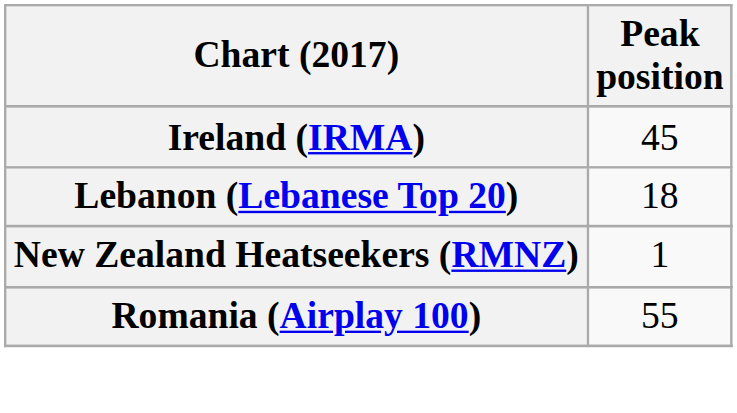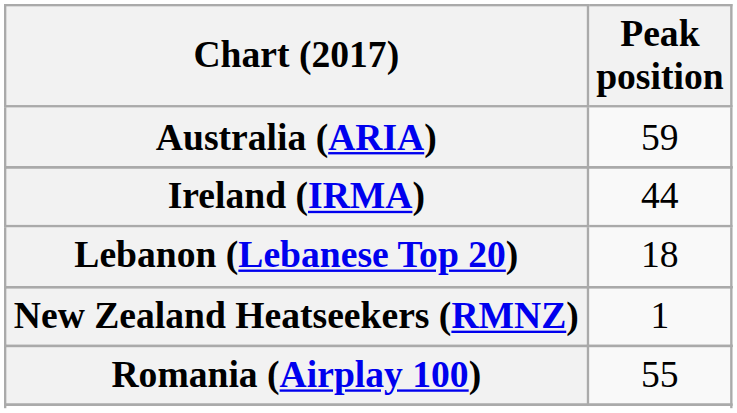+ row: (296, 136)
(660, 136) 45 -> (660, 195) 44
